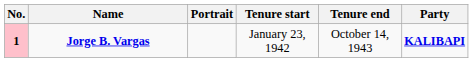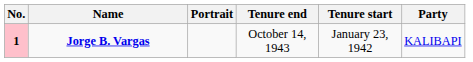columns swapped: (277, 14) <-> (360, 14)
(435, 40) bold -> (433, 40) normal
